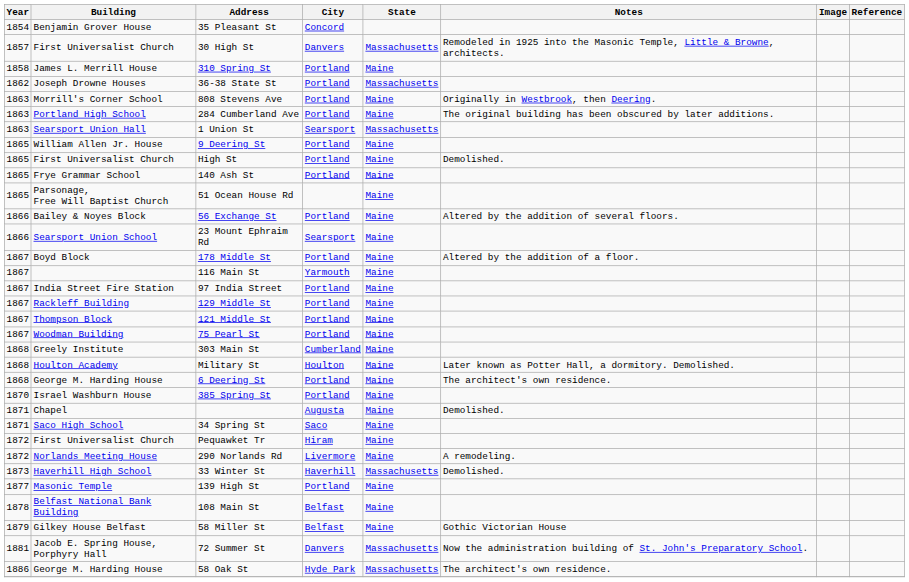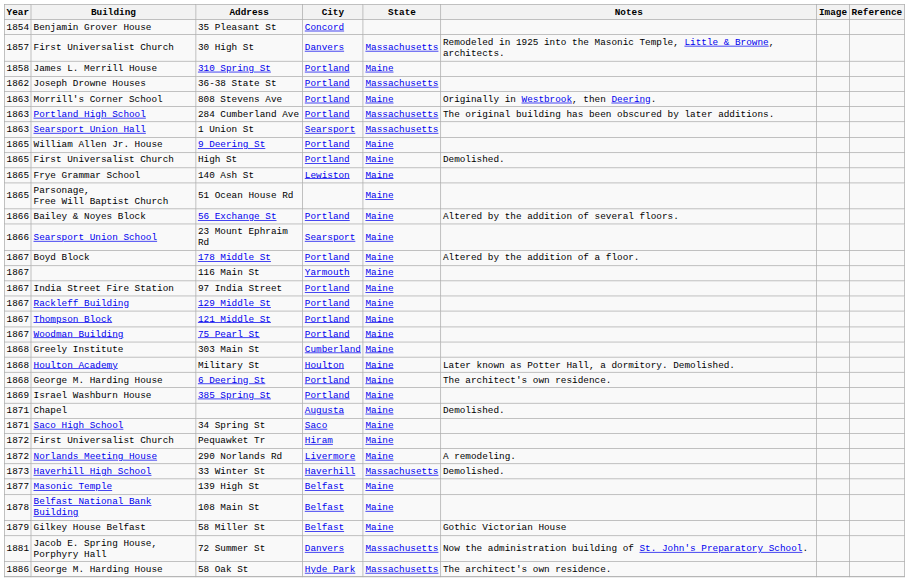(379, 114) Maine -> (402, 114) Massachusetts
(327, 175) Portland -> (327, 175) Lewiston
(18, 395) 1870 -> (18, 395) 1869
(327, 487) Portland -> (324, 487) Belfast
